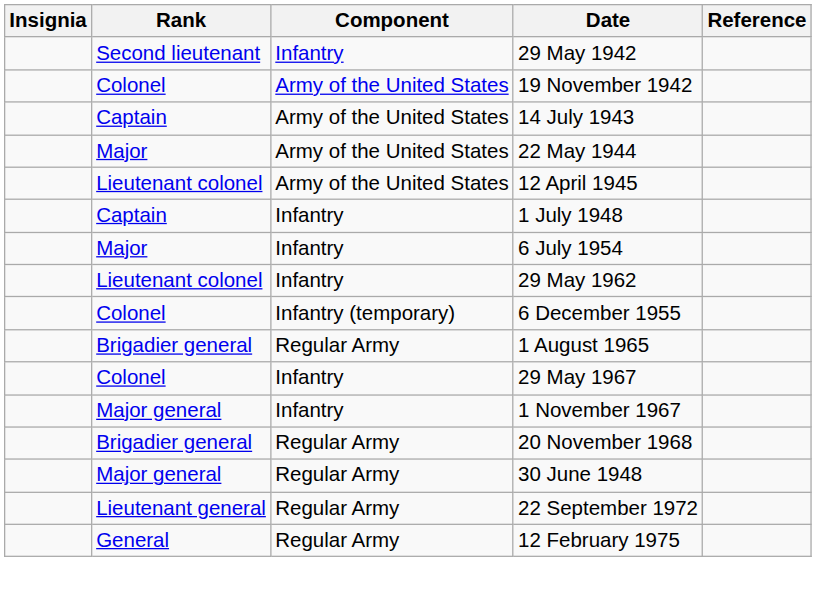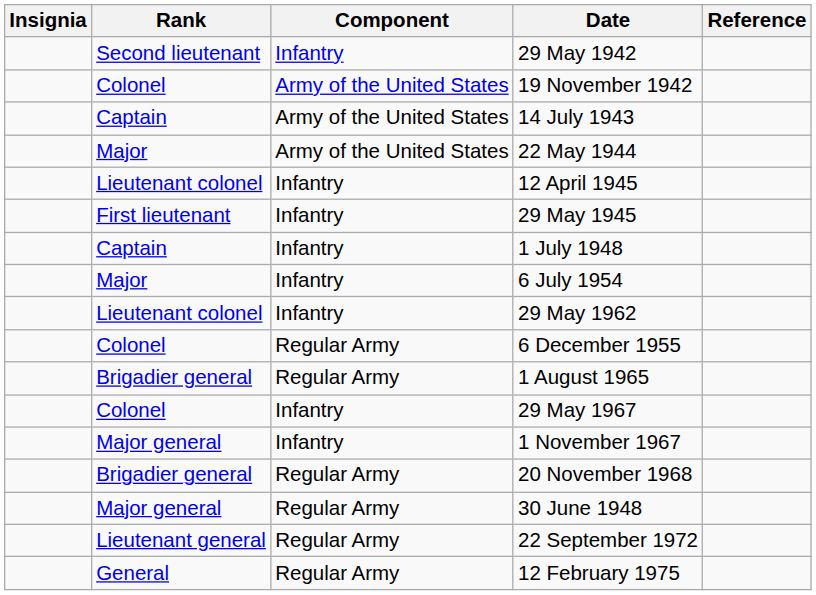(392, 183) Army of the United States -> (309, 183) Infantry
+ row: (577, 215)
(365, 313) Infantry (temporary) -> (337, 345) Regular Army
